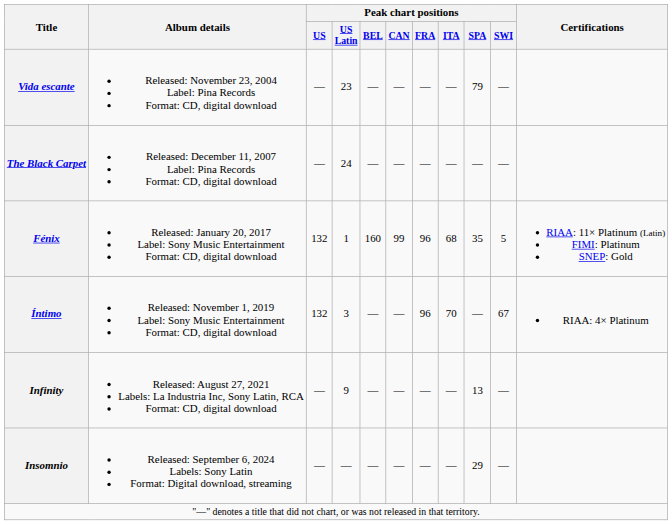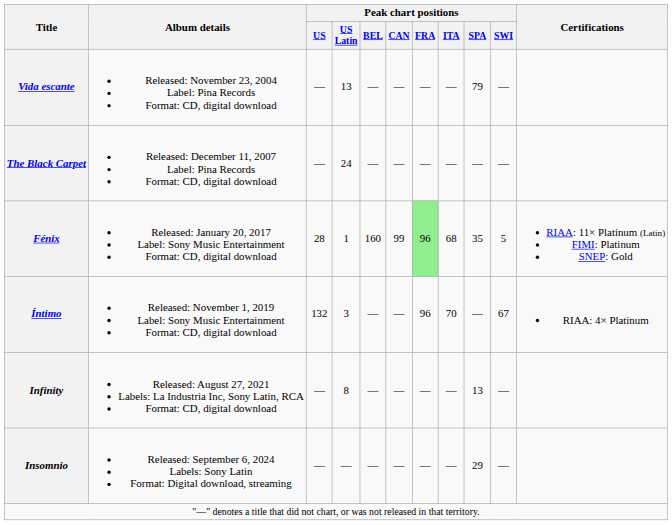(346, 87) 23 -> (346, 87) 13
(319, 238) 132 -> (319, 238) 28
(425, 238) no background -> (425, 238) lightgreen background
(346, 390) 9 -> (346, 390) 8
